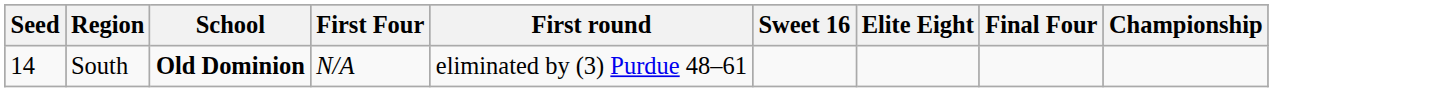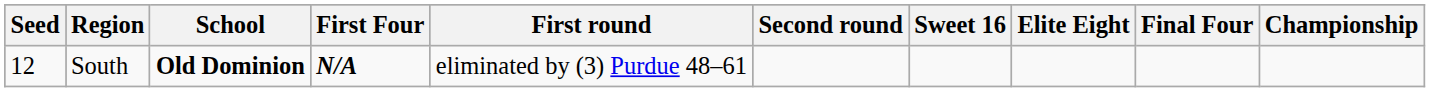+ column: (831, 25)
(23, 65) 14 -> (23, 65) 12
(335, 65) normal -> (337, 65) bold
